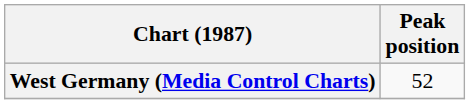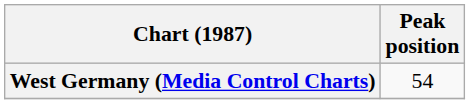(422, 80) 52 -> (422, 80) 54
